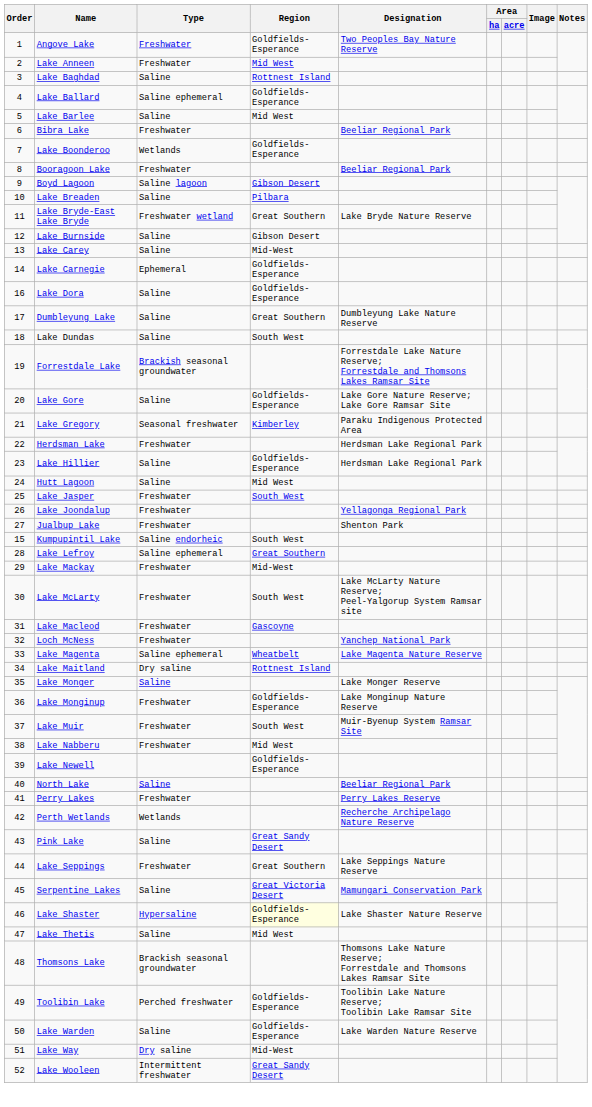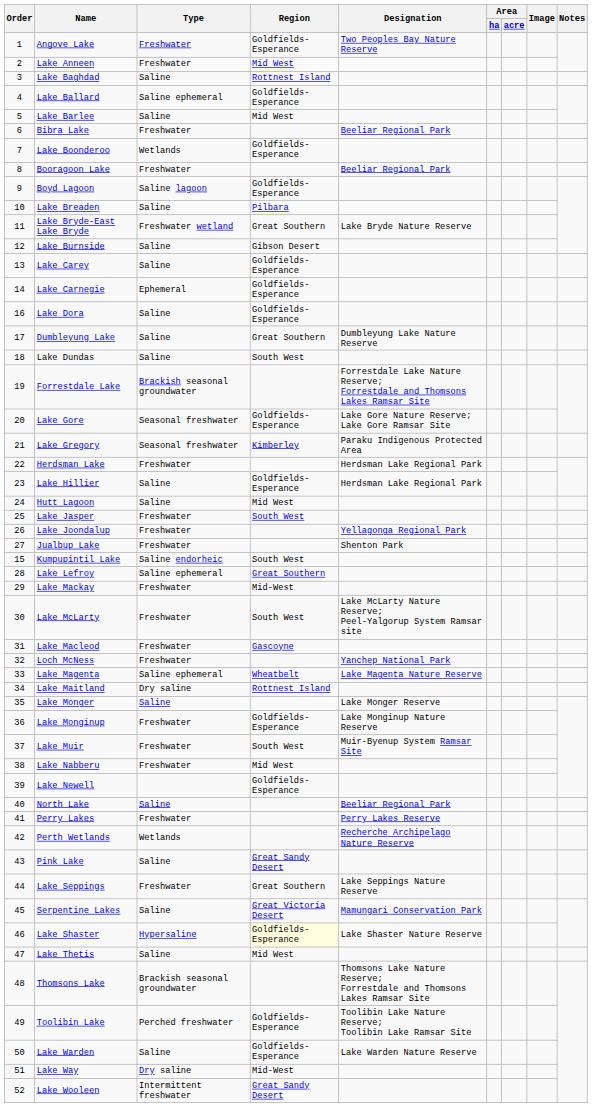(286, 184) Gibson Desert -> (281, 189) Goldfields-Esperance
(273, 250) Mid-West -> (281, 265) Goldfields-Esperance
(155, 401) Saline -> (189, 421) Seasonal freshwater
